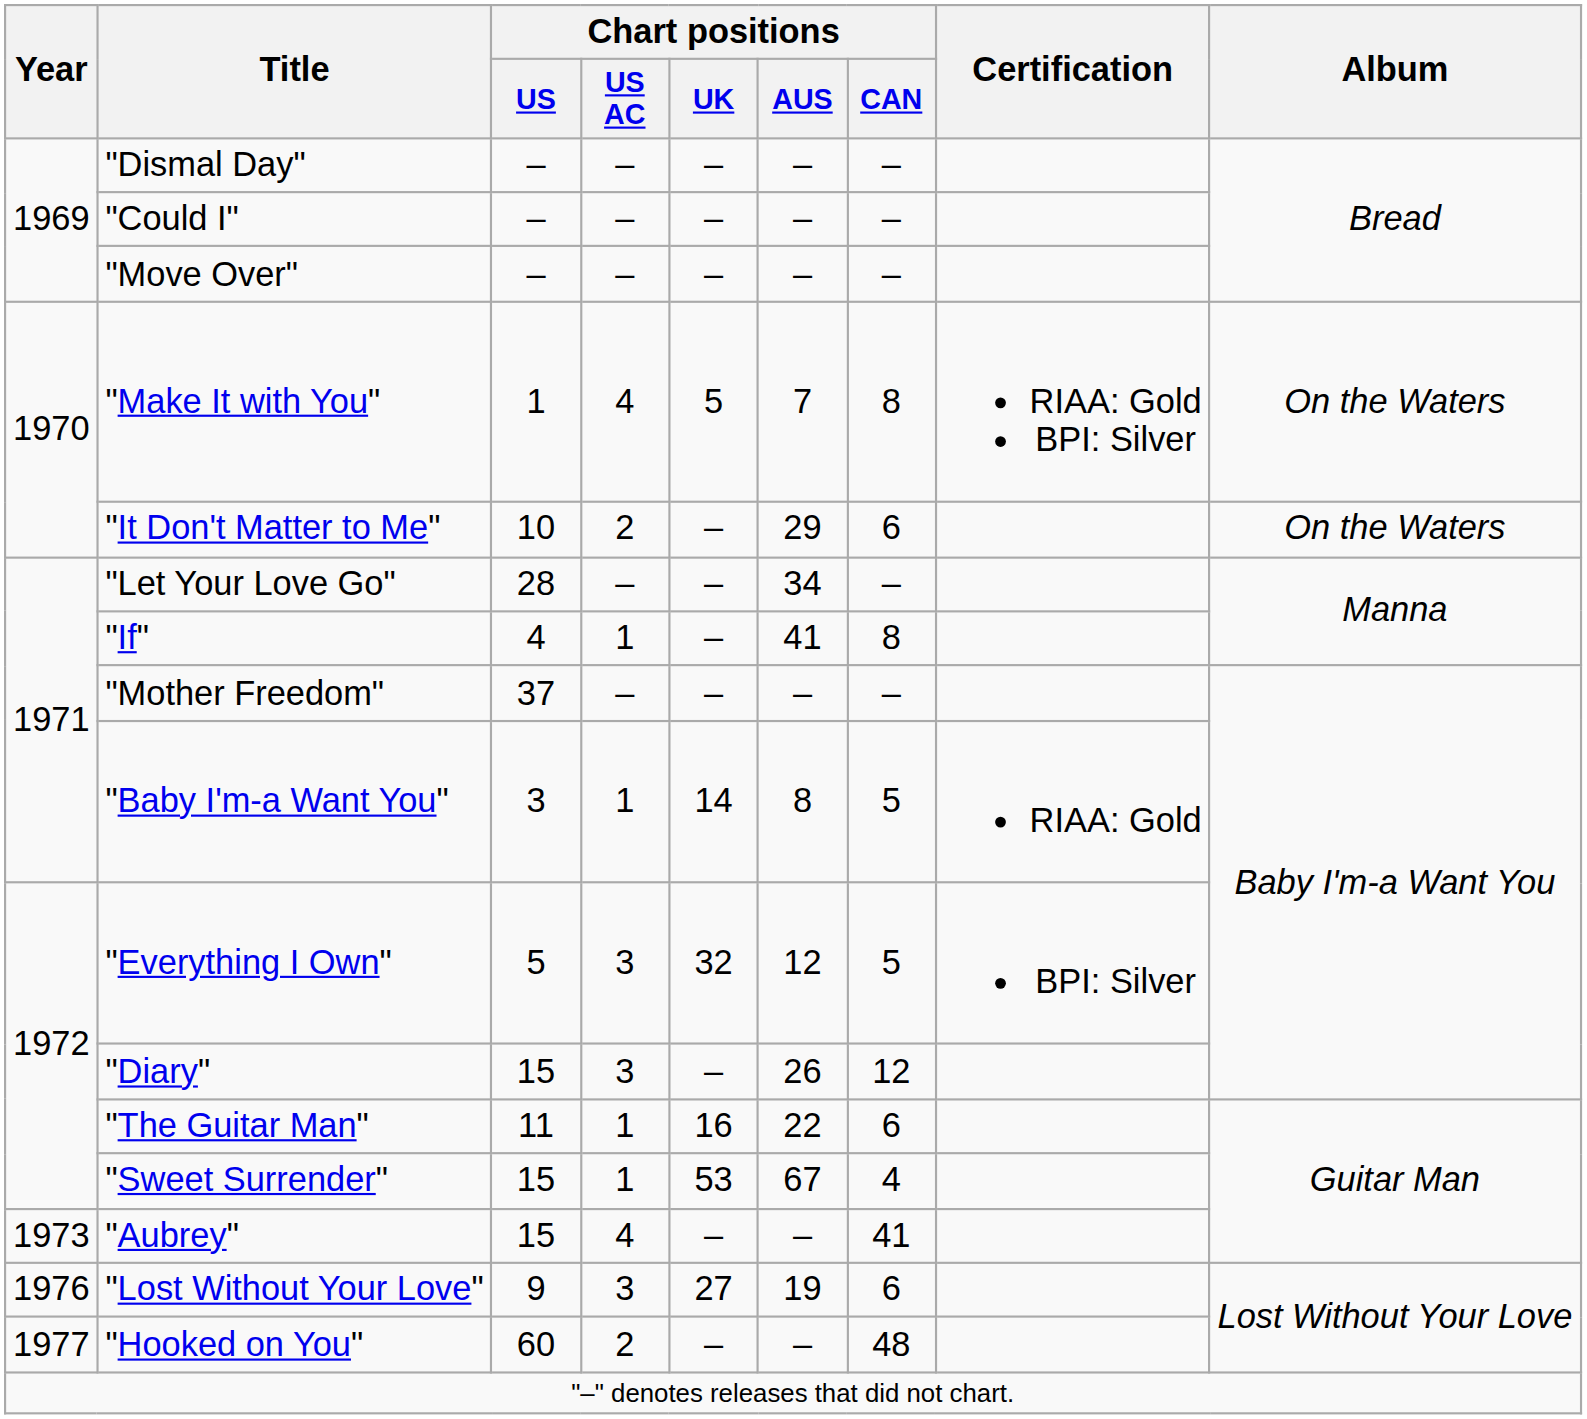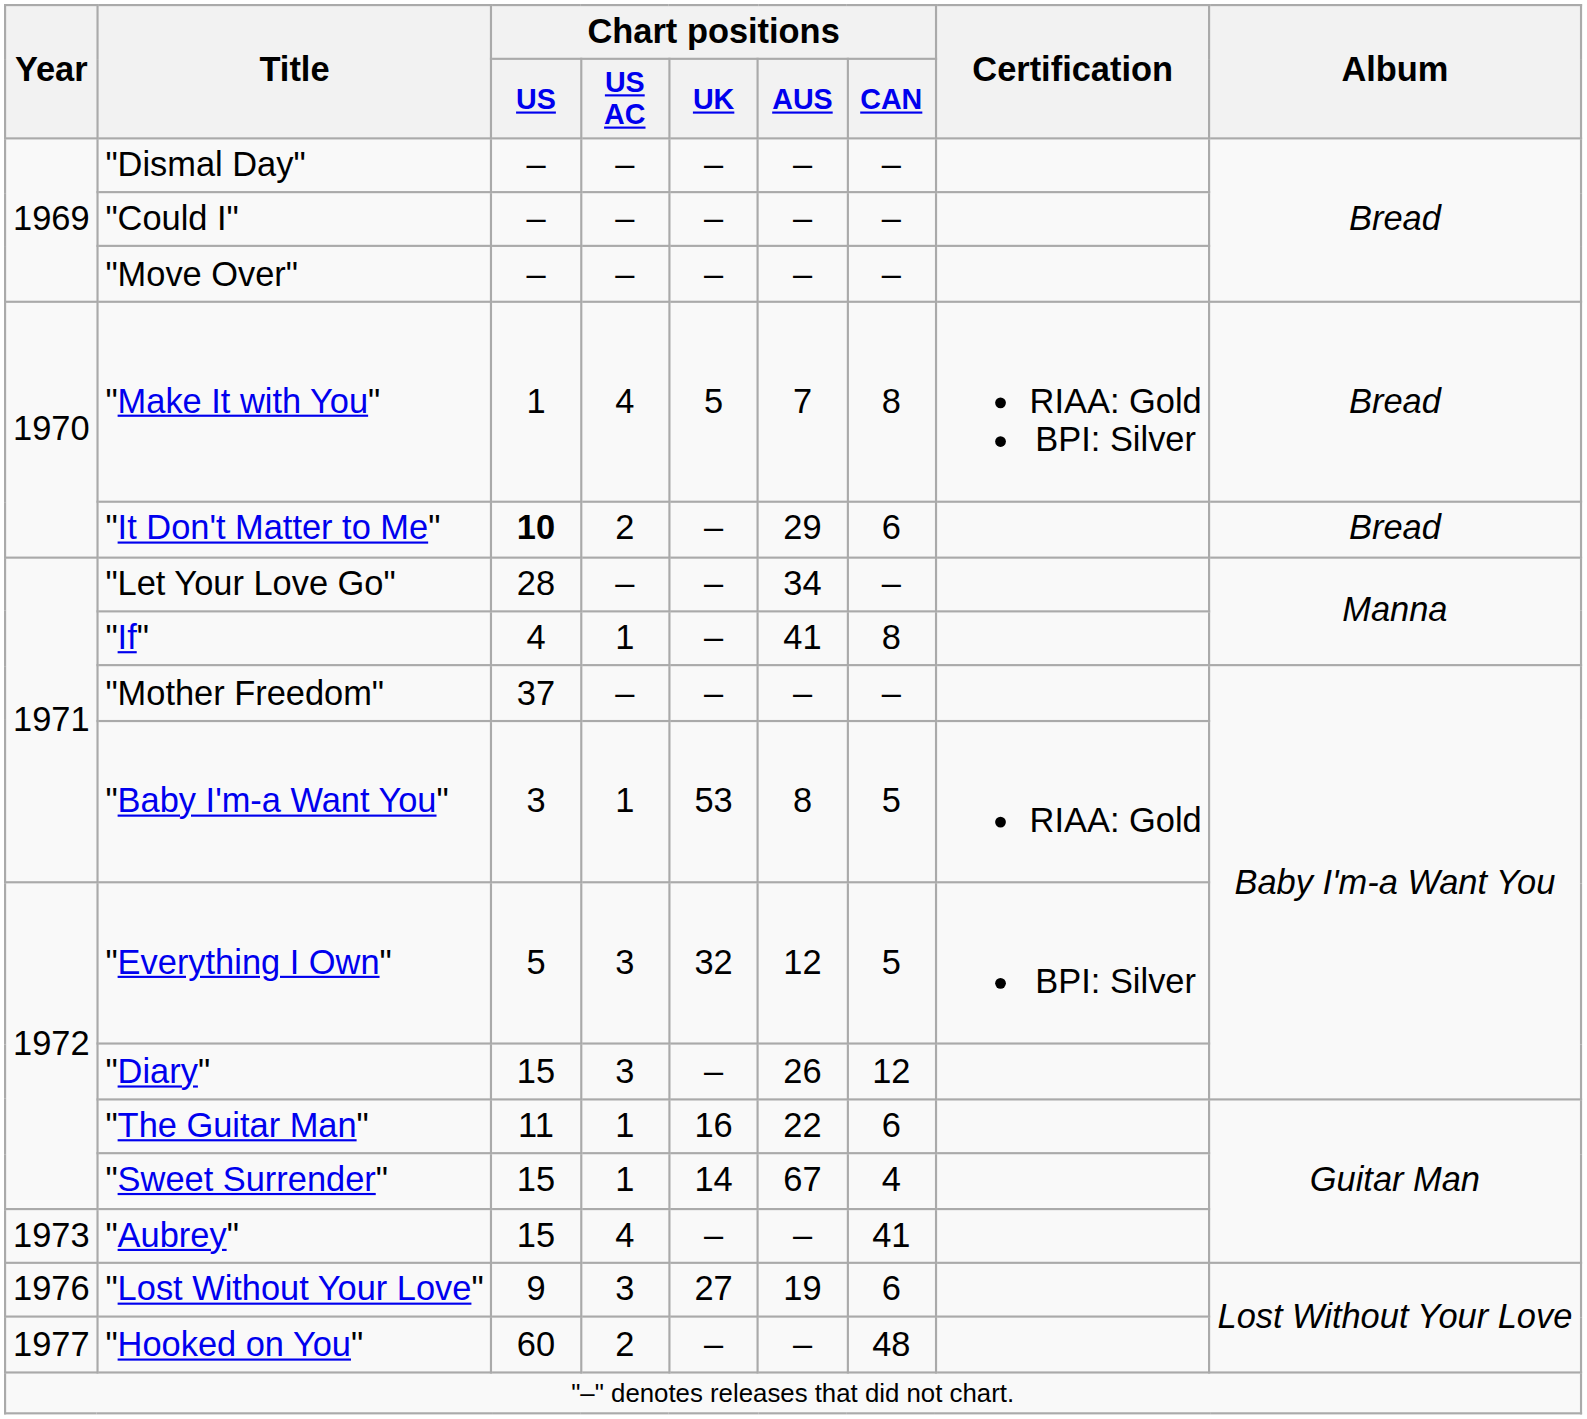(1395, 401) On the Waters -> (1395, 401) Bread
(536, 528) normal -> (536, 528) bold
(1395, 528) On the Waters -> (1395, 528) Bread
(714, 800) 14 -> (714, 800) 53
(714, 1180) 53 -> (714, 1180) 14
